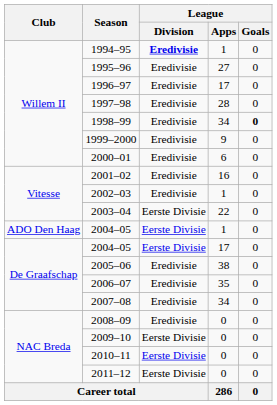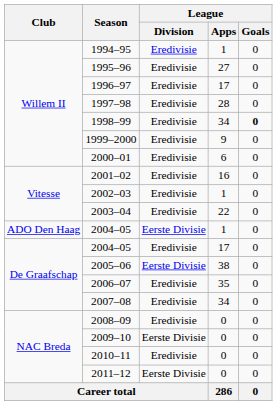(174, 49) bold -> (174, 49) normal
(174, 211) Eerste Divisie -> (174, 211) Eredivisie
(174, 247) Eerste Divisie -> (174, 247) Eredivisie
(174, 265) Eredivisie -> (174, 265) Eerste Divisie
(174, 355) Eerste Divisie -> (174, 355) Eredivisie
